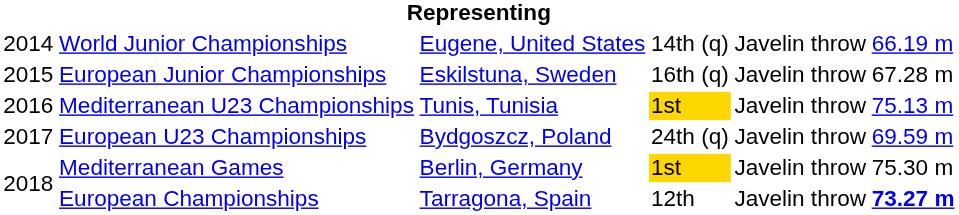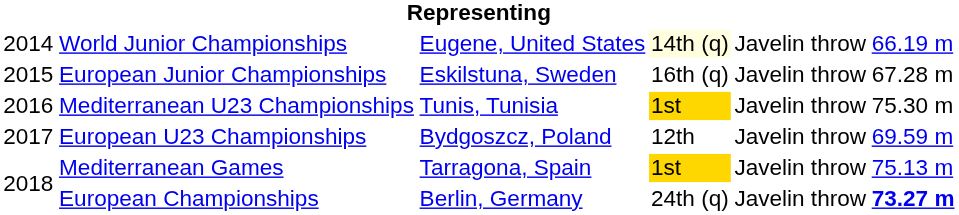(690, 43) no background -> (690, 43) lightyellow background
(912, 105) 75.13 m -> (912, 105) 75.30 m
(690, 136) 24th (q) -> (673, 136) 12th
(501, 167) Berlin, Germany -> (506, 167) Tarragona, Spain
(912, 167) 75.30 m -> (912, 167) 75.13 m
(506, 198) Tarragona, Spain -> (501, 198) Berlin, Germany
(673, 198) 12th -> (690, 198) 24th (q)
